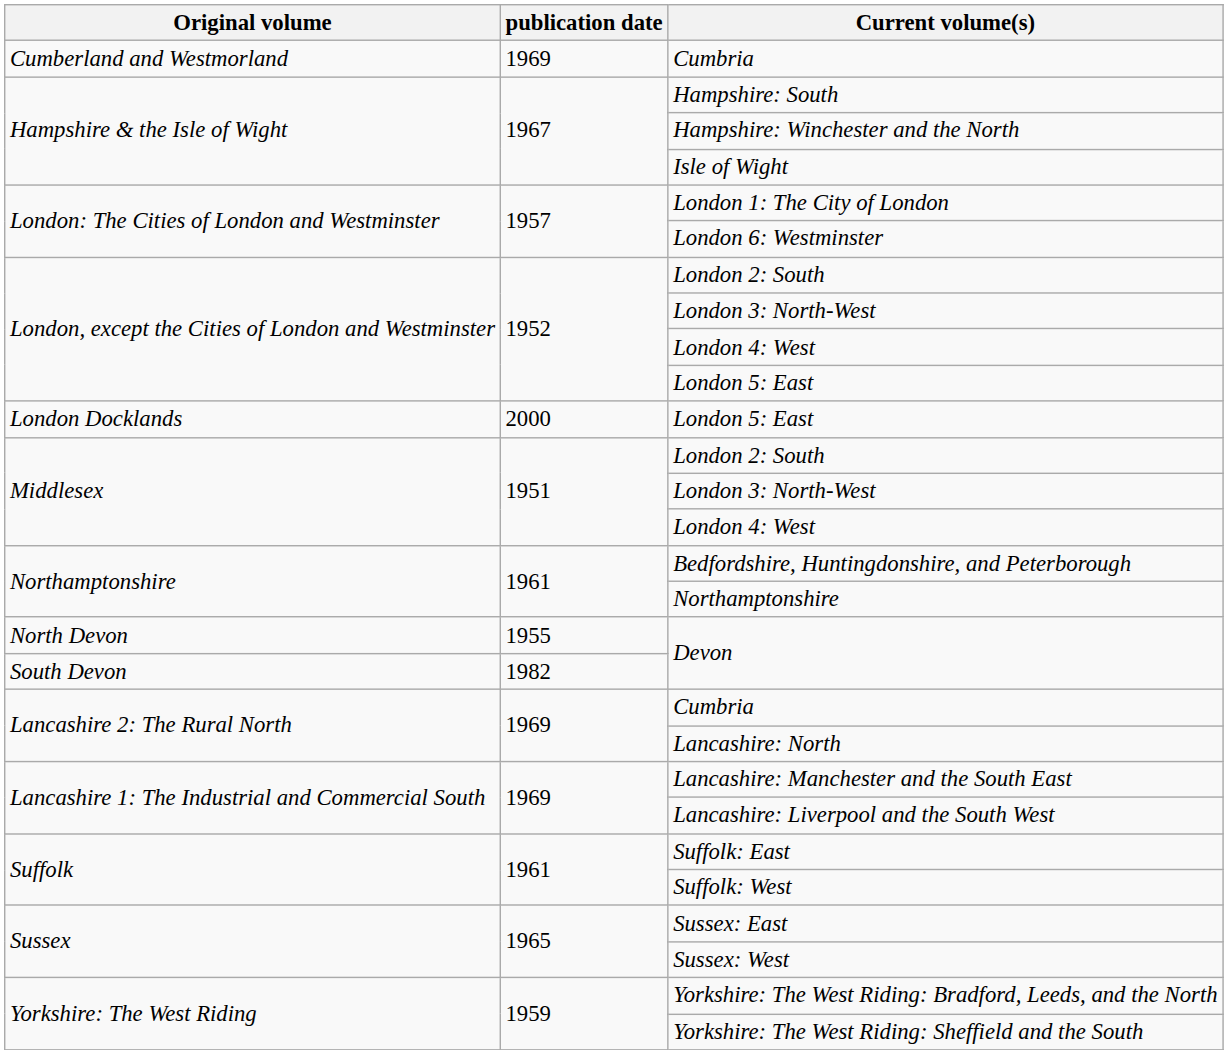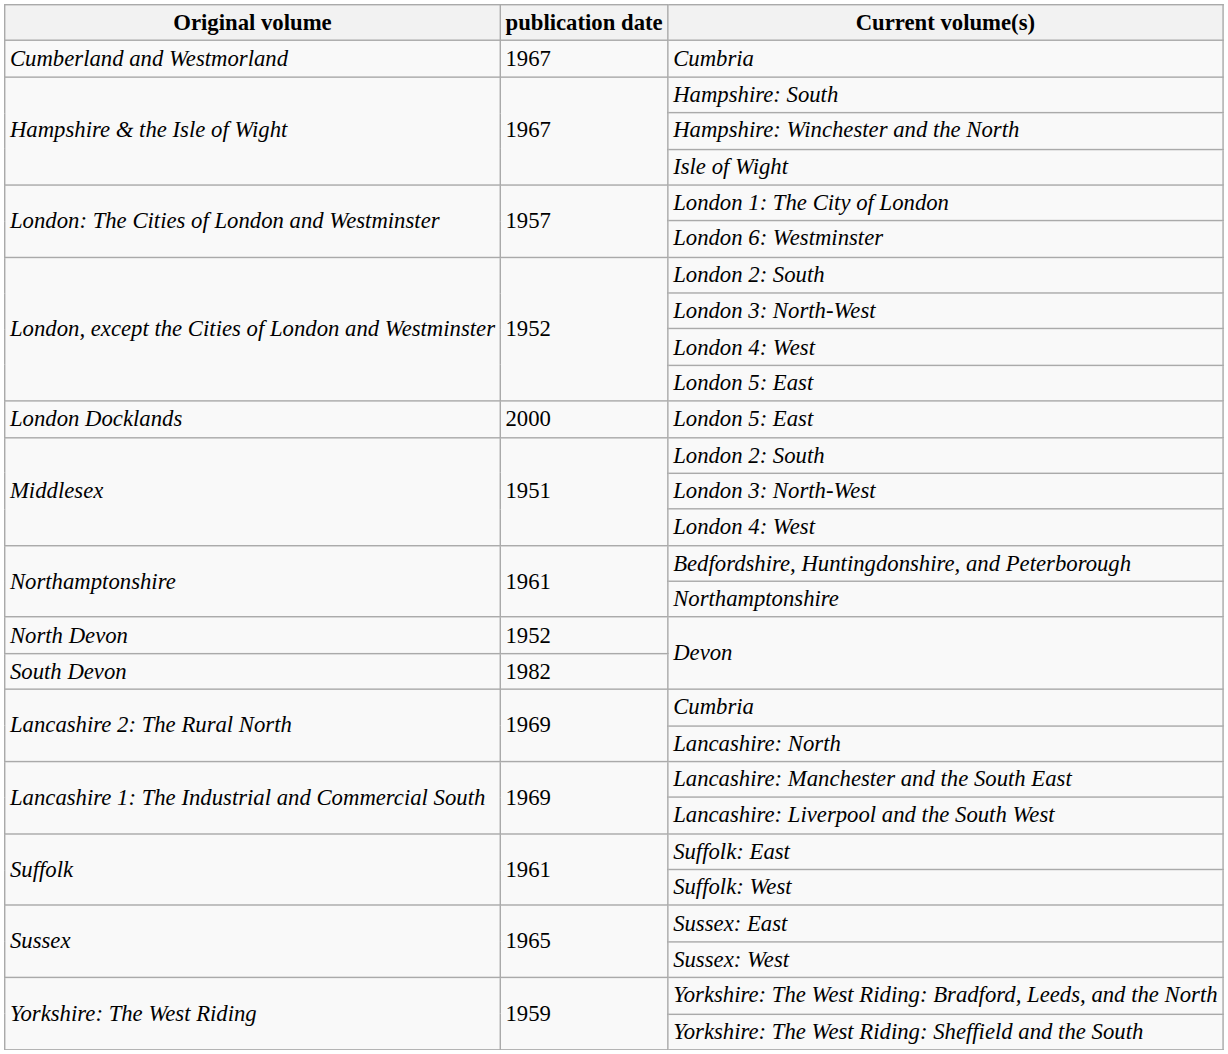(528, 58) 1969 -> (528, 58) 1967
(528, 635) 1955 -> (528, 635) 1952
